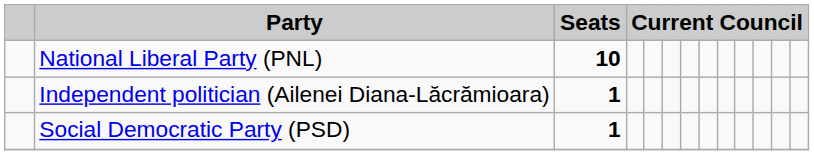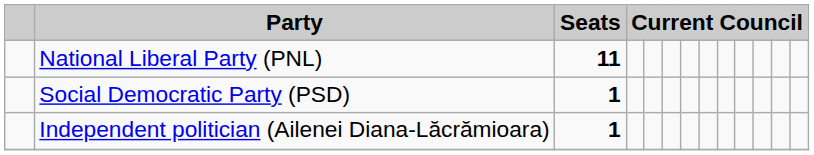(608, 58) 10 -> (609, 58) 11
rows swapped: (195, 130) <-> (294, 94)
